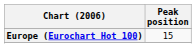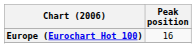(168, 36) 15 -> (168, 36) 16
